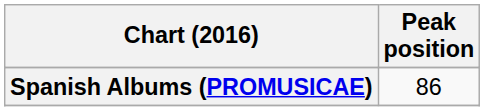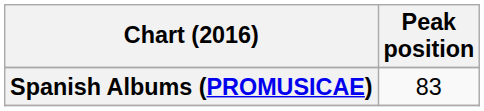(429, 86) 86 -> (429, 86) 83
